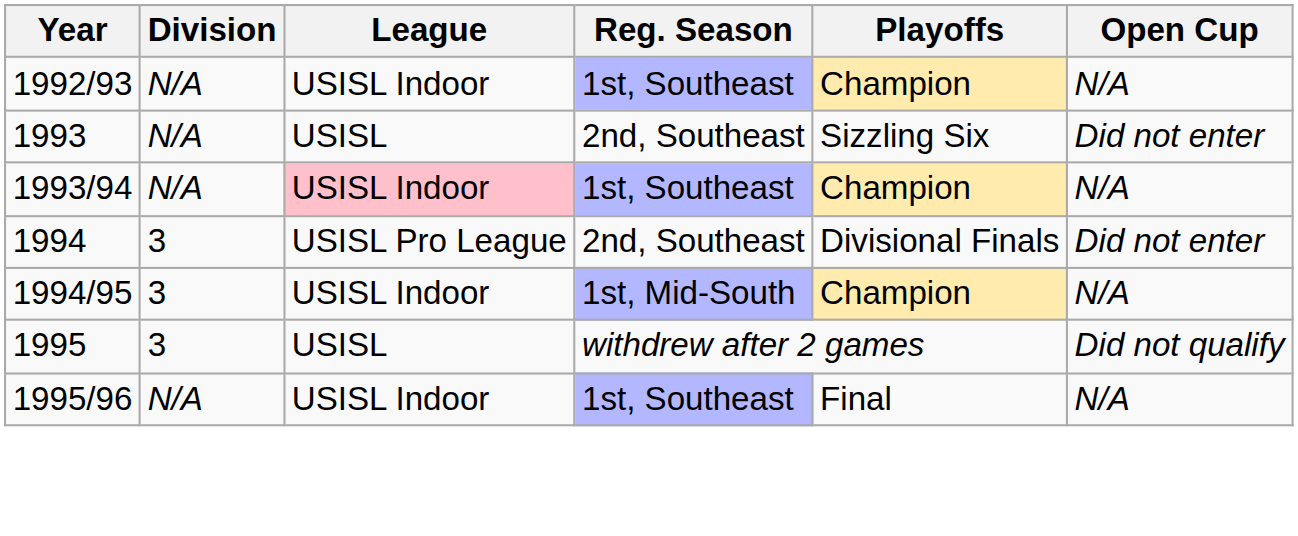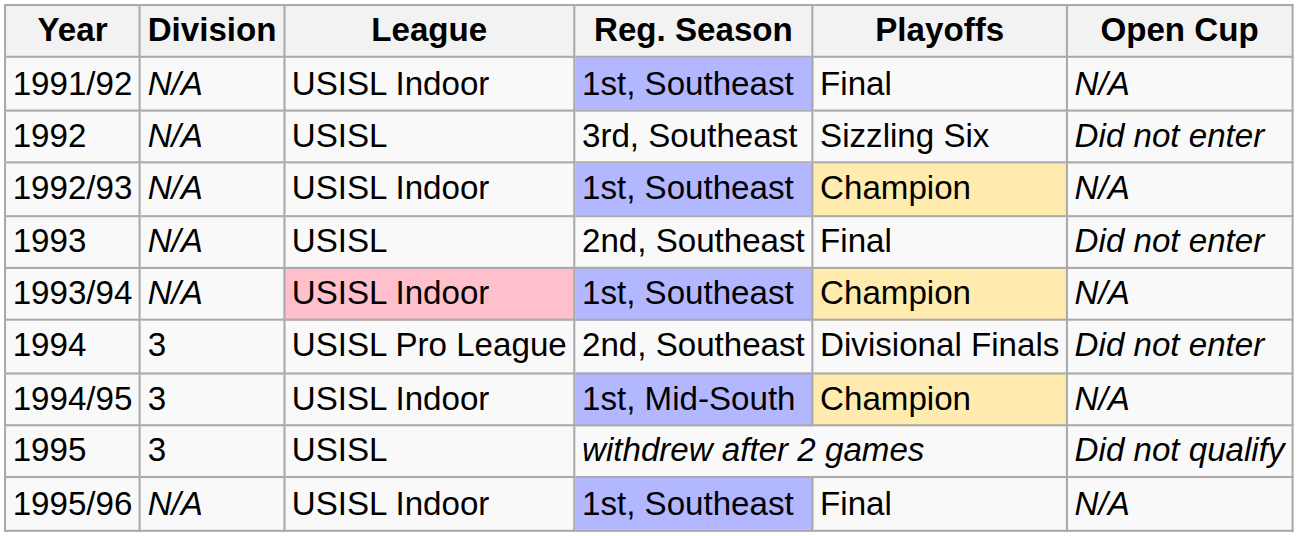+ row: (73, 83)
+ row: (50, 135)
(905, 135) Sizzling Six -> (856, 240) Final
